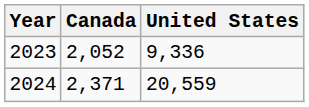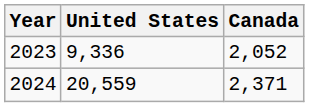columns swapped: (223, 21) <-> (101, 21)
